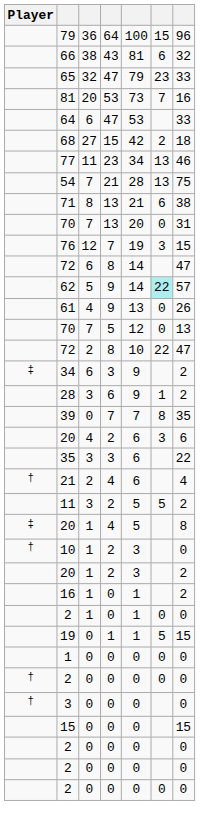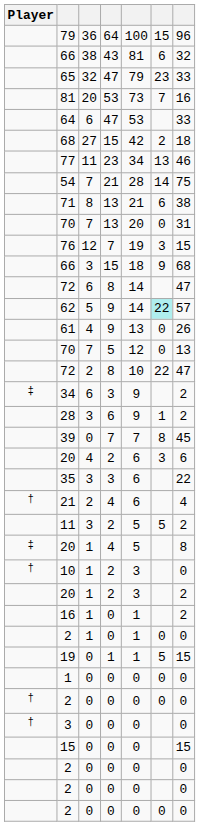(162, 183) 13 -> (162, 183) 14
+ row: (68, 267)
(183, 417) 35 -> (183, 438) 45
